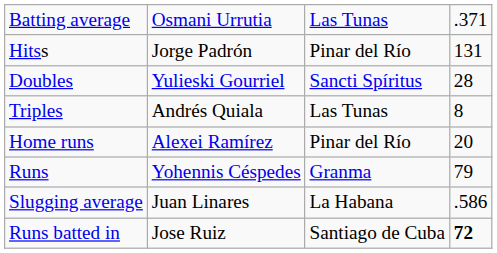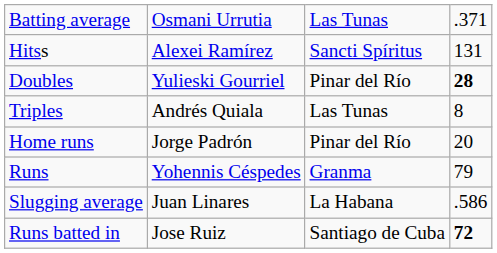(202, 50) Jorge Padrón -> (212, 50) Alexei Ramírez
(360, 50) Pinar del Río -> (366, 50) Sancti Spíritus
(366, 80) Sancti Spíritus -> (360, 80) Pinar del Río
(463, 80) normal -> (463, 80) bold
(212, 141) Alexei Ramírez -> (202, 141) Jorge Padrón
